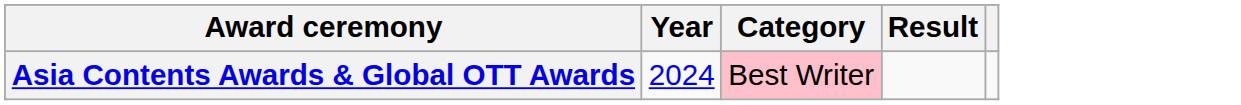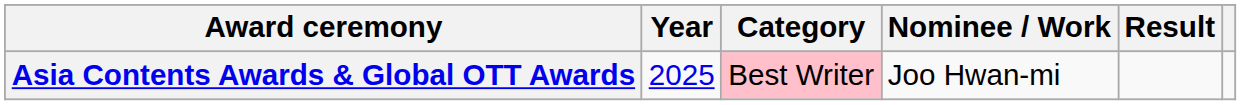+ column: (999, 27)
(682, 74) 2024 -> (682, 74) 2025
